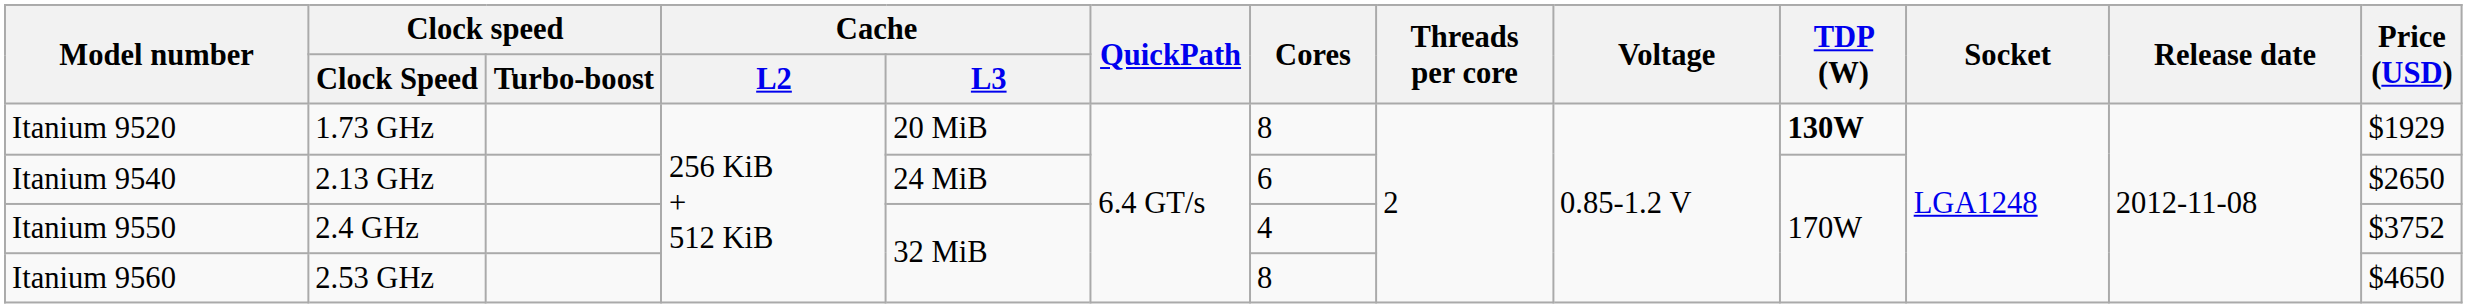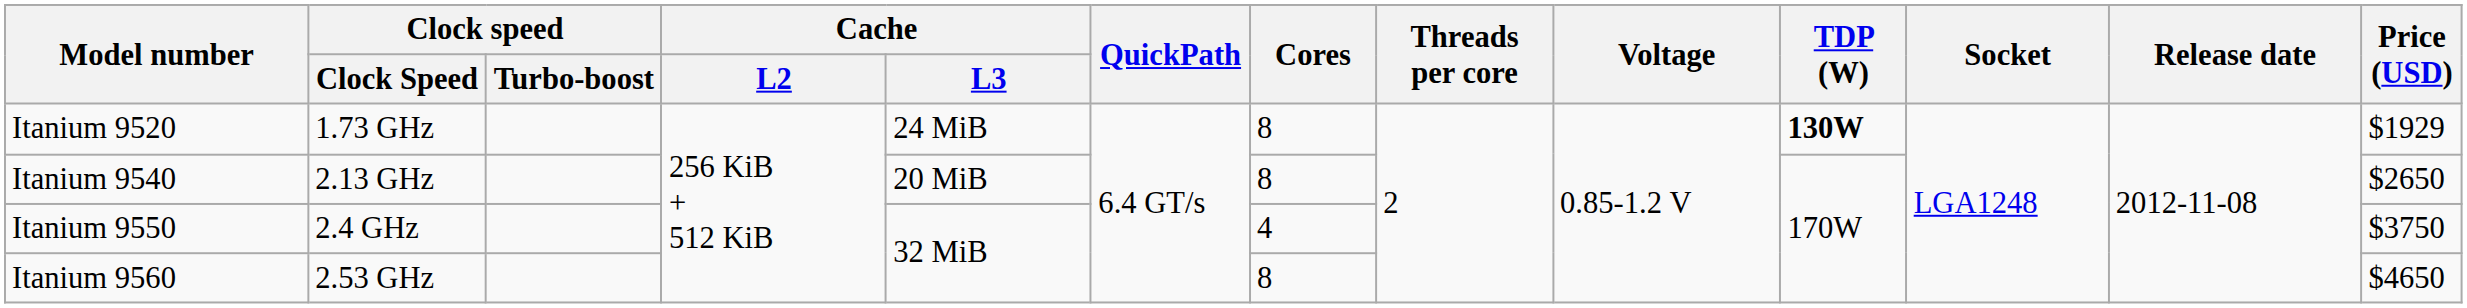(940, 128) 20 MiB -> (940, 128) 24 MiB
(940, 177) 24 MiB -> (940, 177) 20 MiB
(1265, 177) 6 -> (1265, 177) 8
(2407, 227) $3752 -> (2407, 227) $3750
